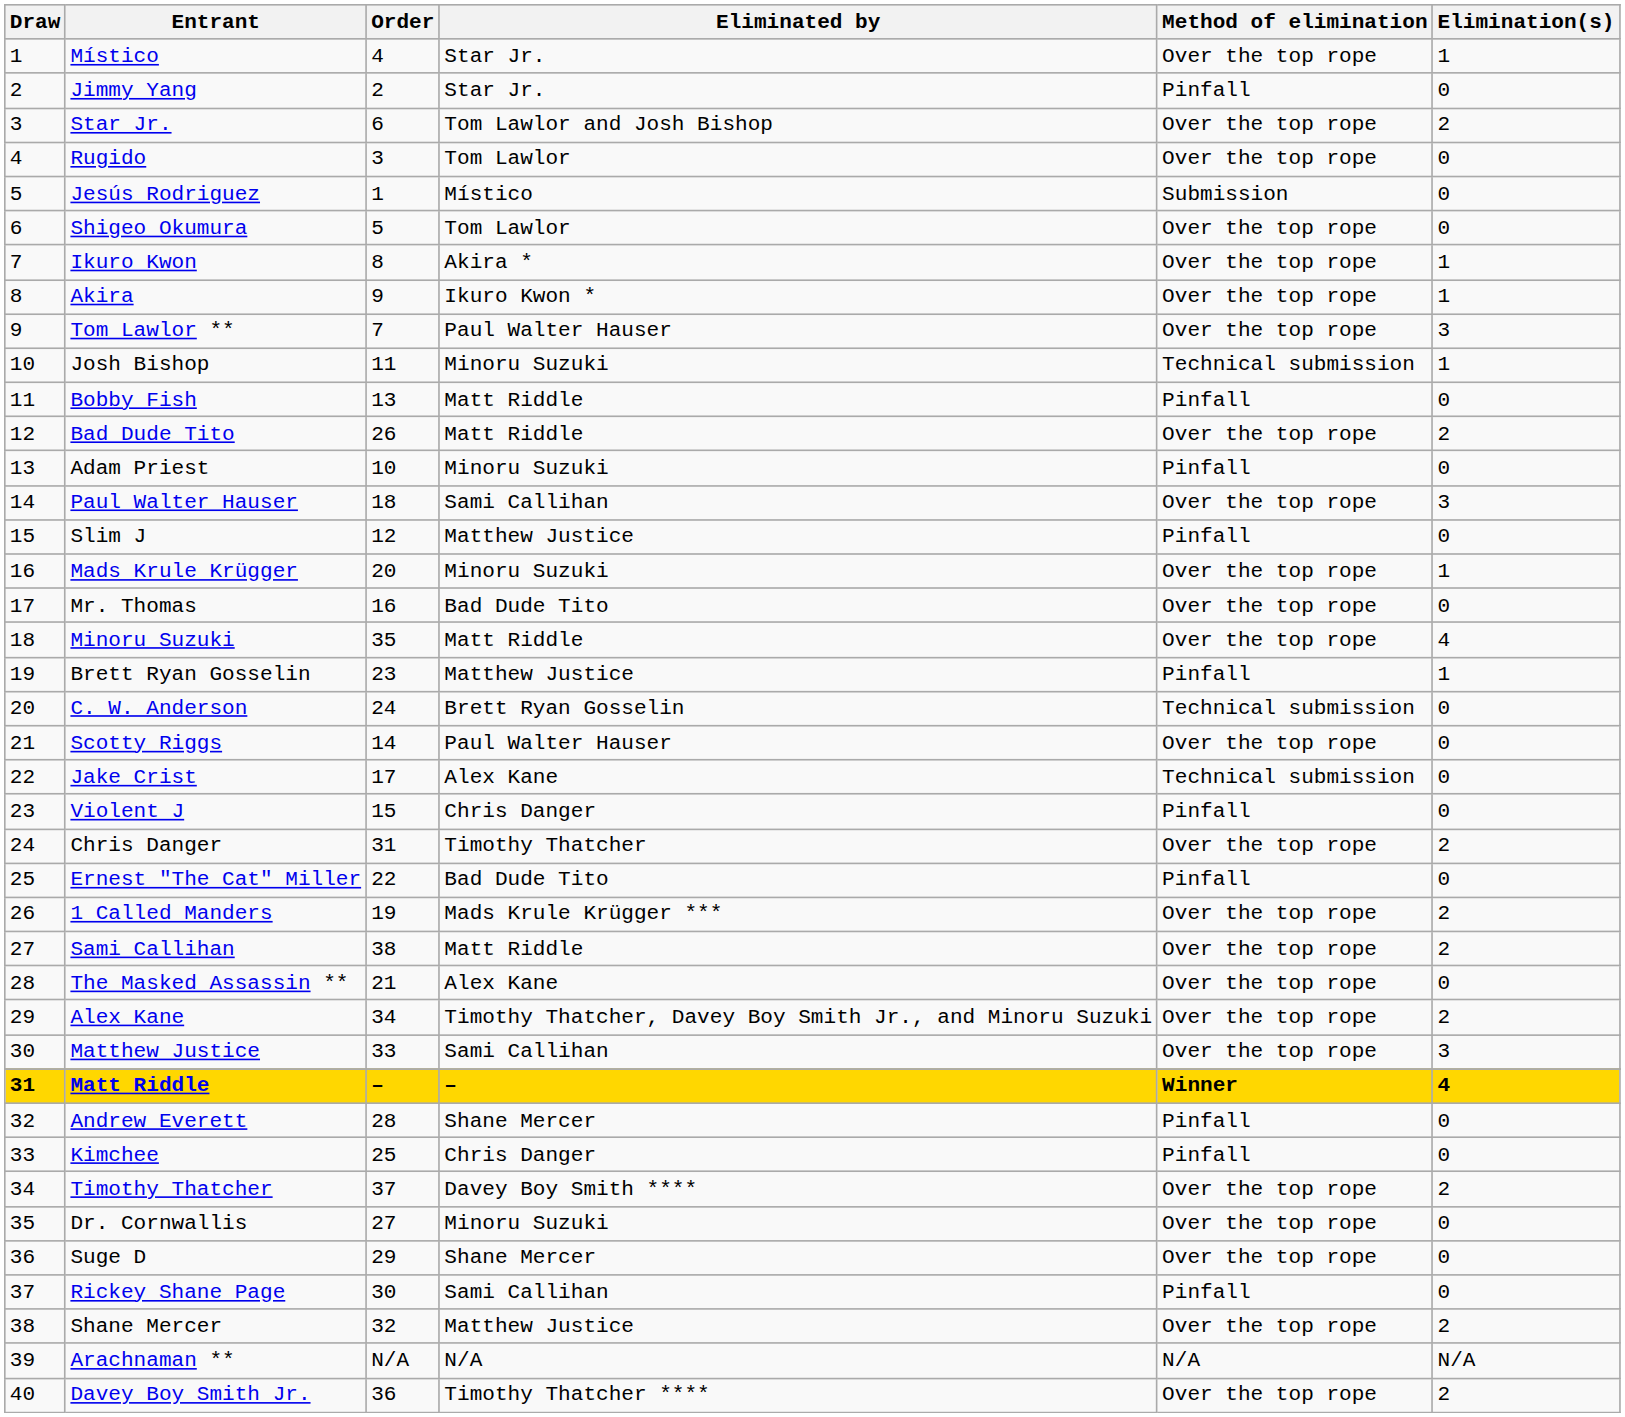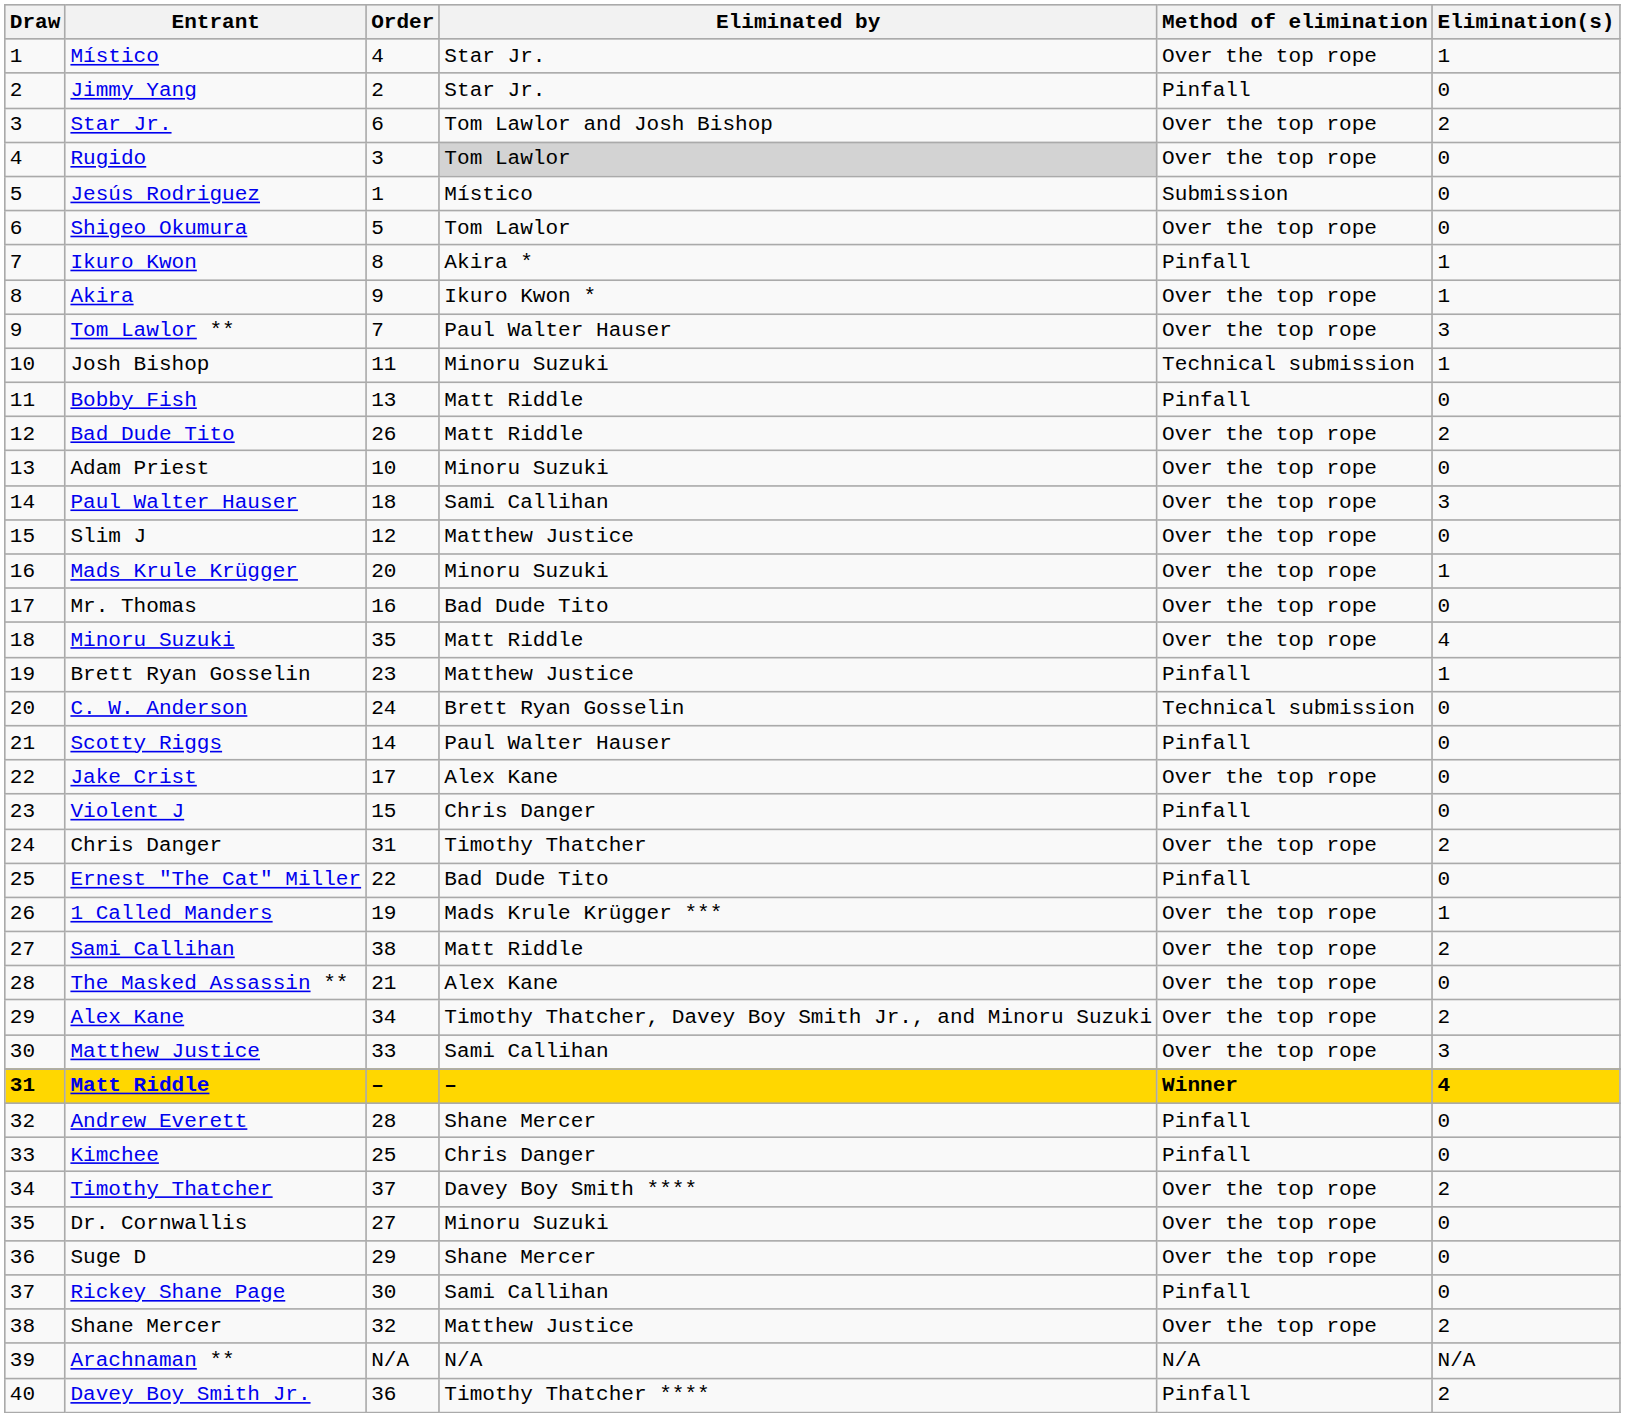(508, 159) no background -> (508, 159) lightgrey background
(1270, 262) Over the top rope -> (1206, 262) Pinfall
(1206, 468) Pinfall -> (1270, 468) Over the top rope
(1206, 537) Pinfall -> (1270, 537) Over the top rope
(1270, 743) Over the top rope -> (1206, 743) Pinfall
(1289, 777) Technical submission -> (1270, 777) Over the top rope
(1444, 914) 2 -> (1444, 914) 1
(1270, 1395) Over the top rope -> (1206, 1395) Pinfall
